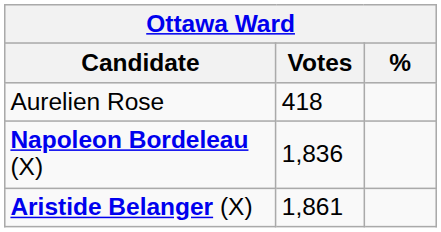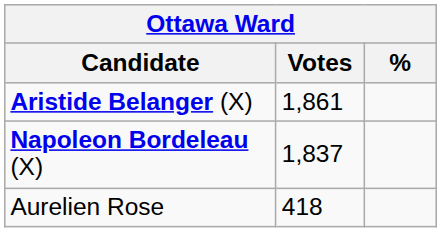rows swapped: (131, 206) <-> (87, 101)
(312, 154) 1,836 -> (312, 154) 1,837
